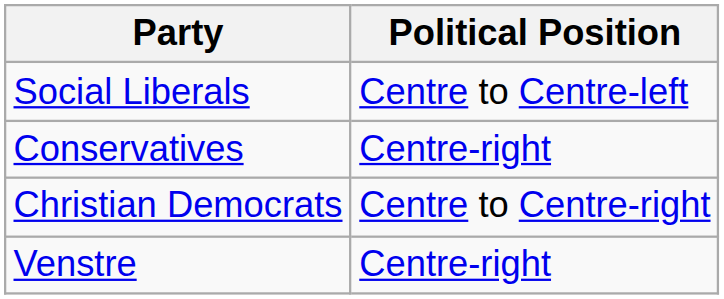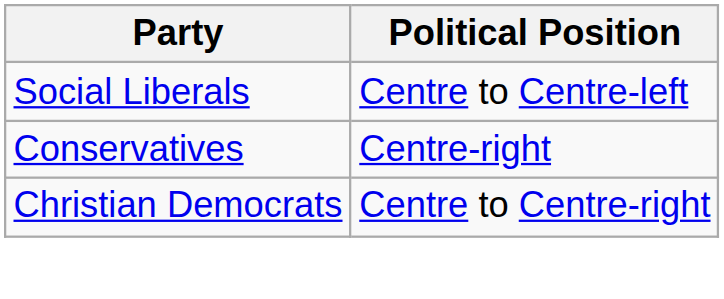- row: (75, 263)
